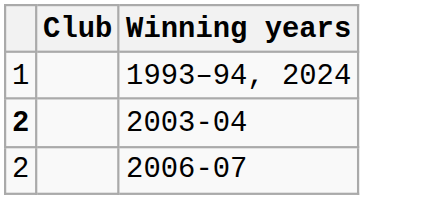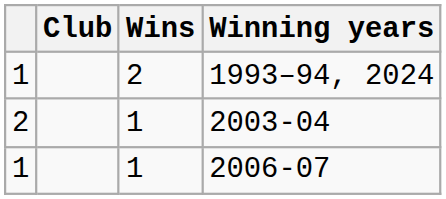+ column: (161, 29)
(21, 123) bold -> (21, 123) normal
(21, 170) 2 -> (21, 170) 1
